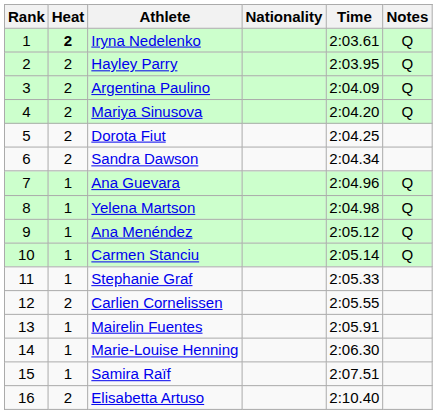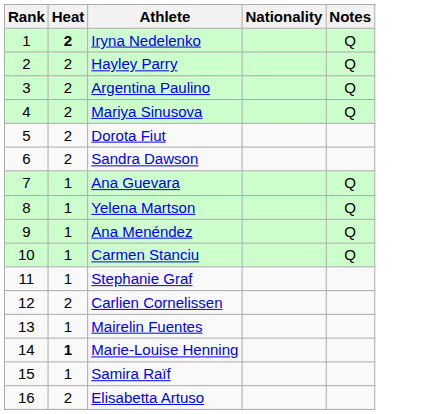- column: (354, 17)
(68, 350) normal -> (68, 350) bold
